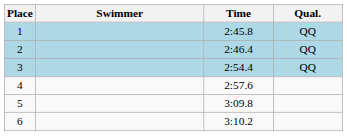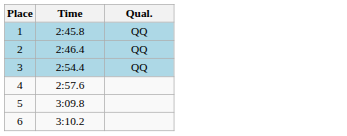- column: (120, 13)
